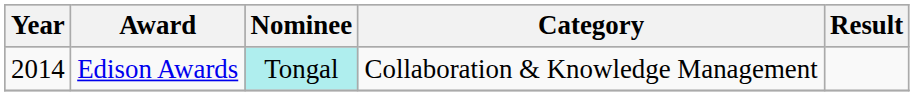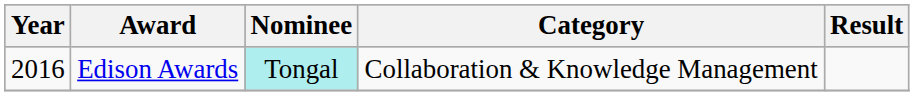(38, 68) 2014 -> (38, 68) 2016
